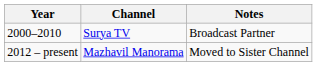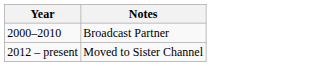- column: (133, 14)
